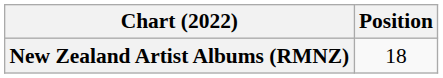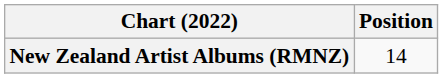(396, 55) 18 -> (396, 55) 14
